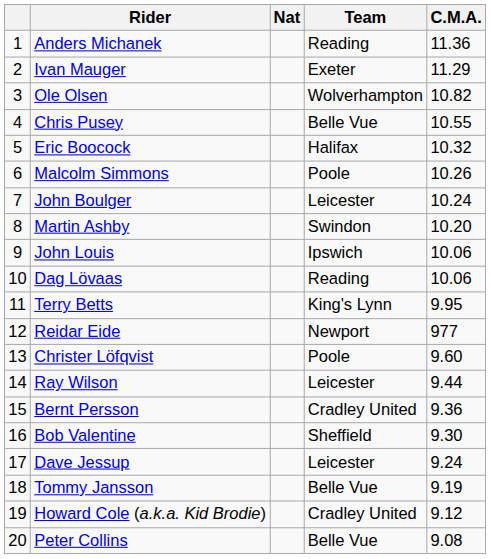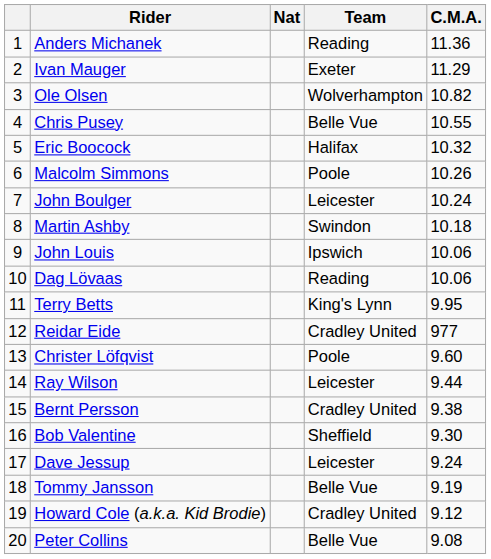(451, 226) 10.20 -> (451, 226) 10.18
(338, 331) Newport -> (362, 331) Cradley United
(446, 409) 9.36 -> (446, 409) 9.38
